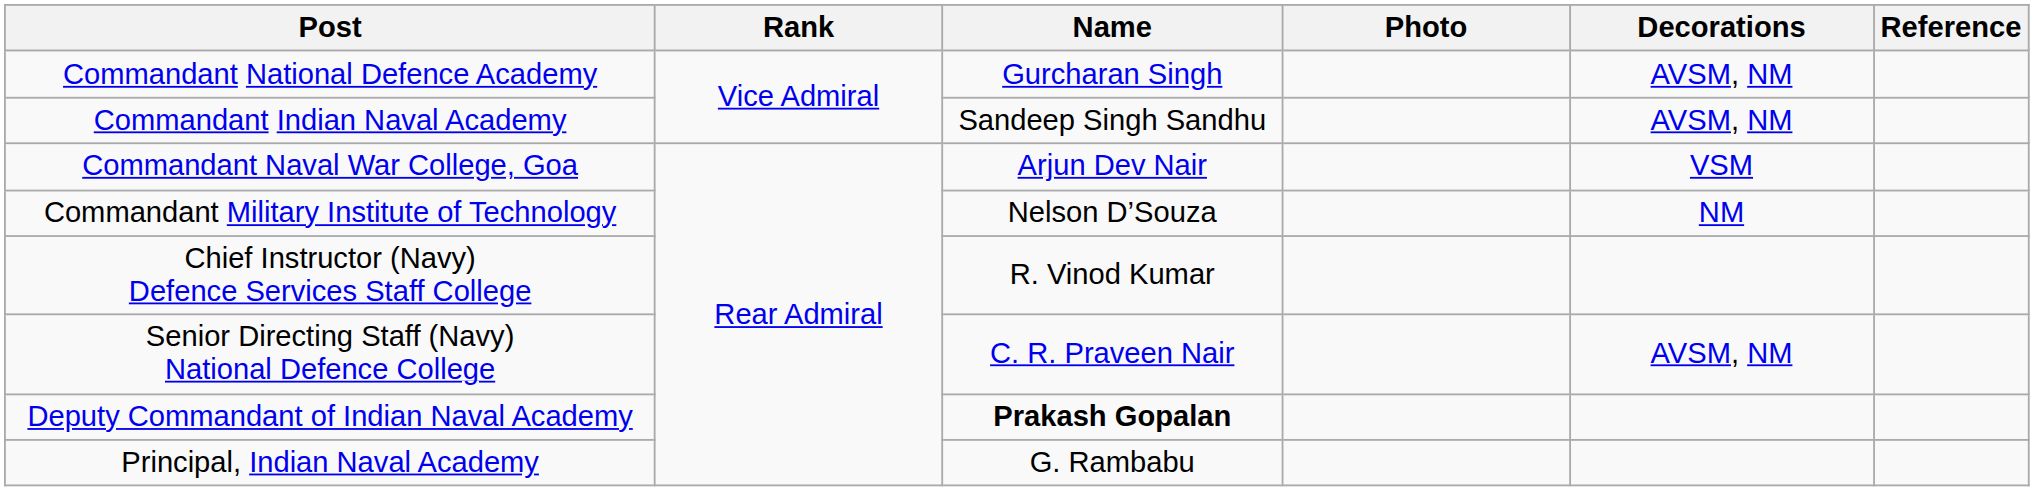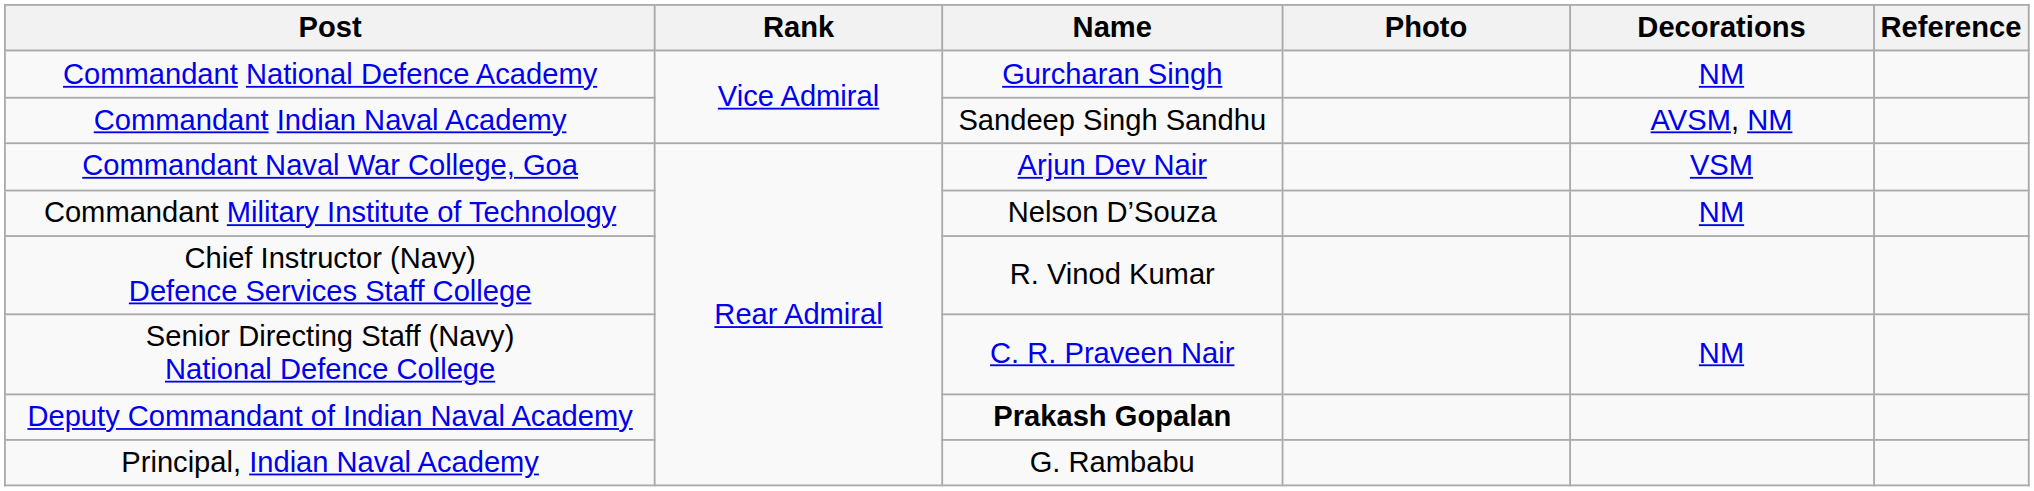(1722, 73) AVSM, NM -> (1721, 73) NM
(1722, 353) AVSM, NM -> (1721, 353) NM
